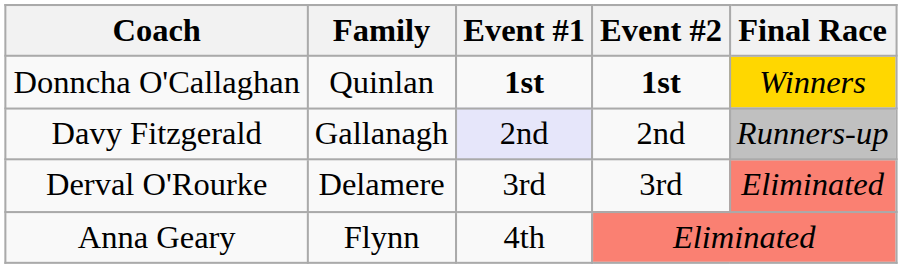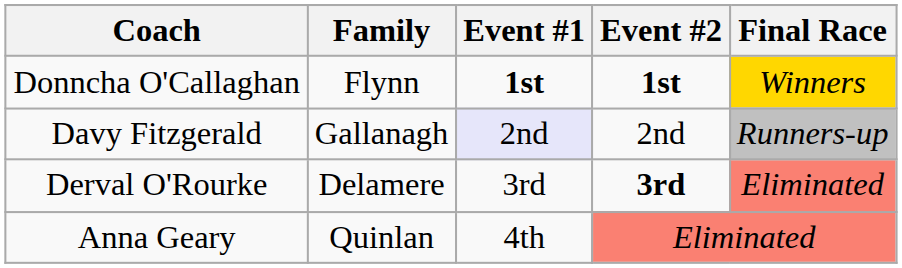(382, 81) Quinlan -> (382, 81) Flynn
(661, 184) normal -> (661, 184) bold
(382, 236) Flynn -> (382, 236) Quinlan
